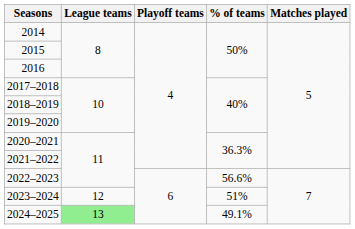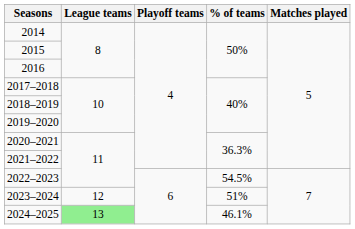(237, 178) 56.6% -> (237, 178) 54.5%
(237, 214) 49.1% -> (237, 214) 46.1%
